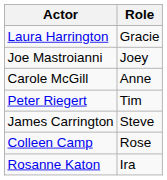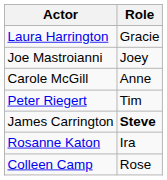(137, 121) normal -> (138, 121) bold
rows swapped: (50, 143) <-> (54, 164)
